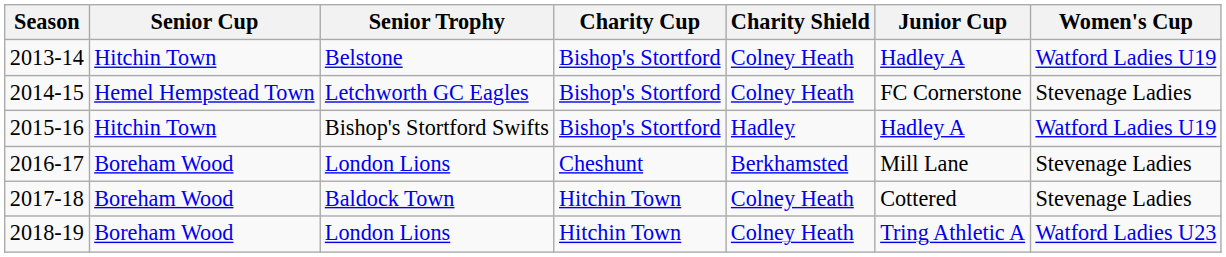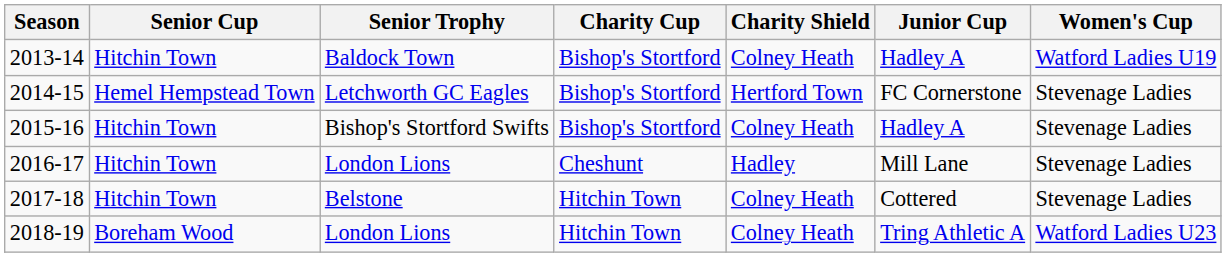(364, 57) Belstone -> (390, 57) Baldock Town
(792, 92) Colney Heath -> (797, 92) Hertford Town
(763, 127) Hadley -> (792, 127) Colney Heath
(1126, 127) Watford Ladies U19 -> (1114, 127) Stevenage Ladies
(164, 163) Boreham Wood -> (155, 163) Hitchin Town
(790, 163) Berkhamsted -> (763, 163) Hadley
(164, 198) Boreham Wood -> (155, 198) Hitchin Town
(390, 198) Baldock Town -> (364, 198) Belstone
